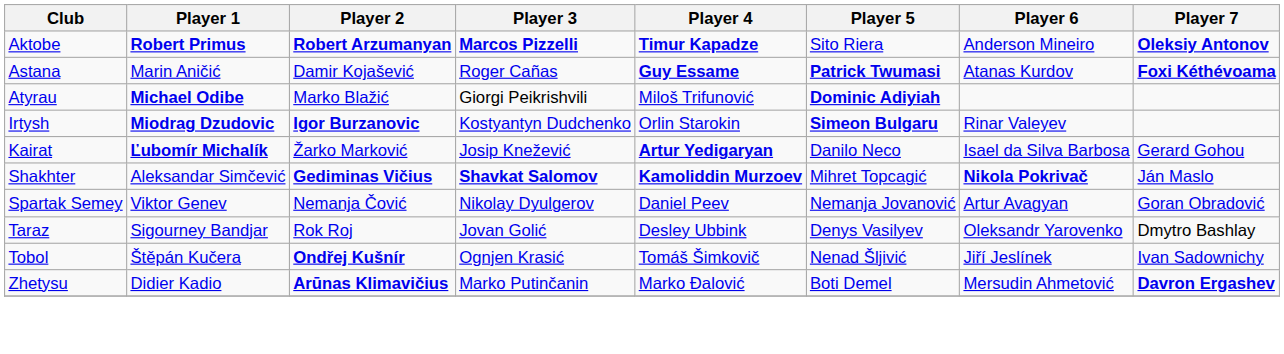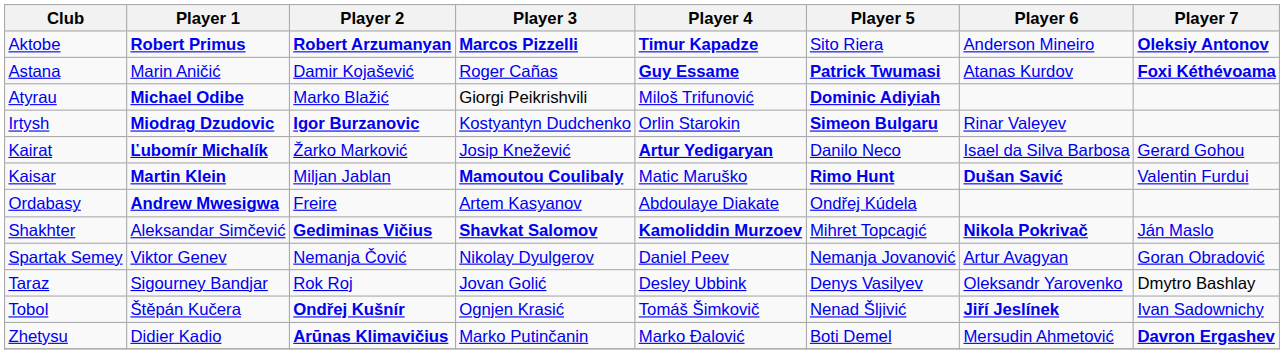+ row: (32, 177)
+ row: (45, 203)
(1008, 256) normal -> (1011, 309) bold
